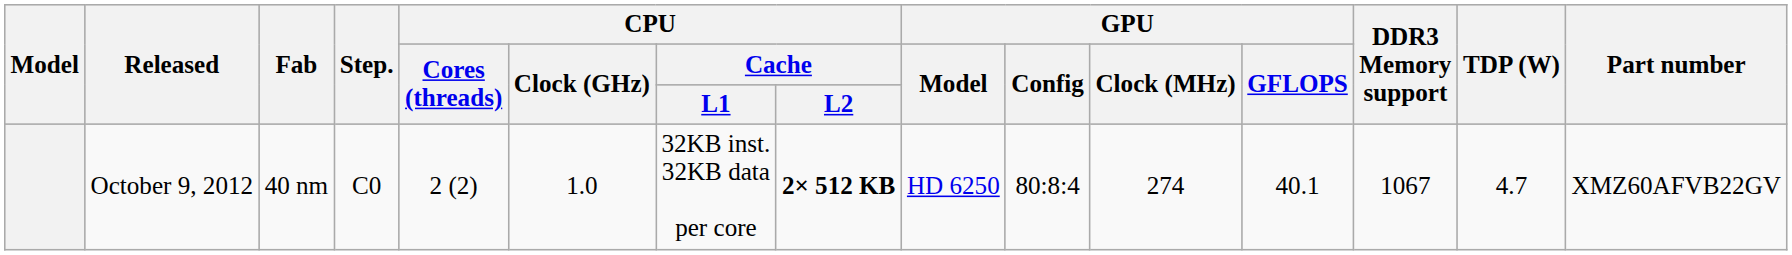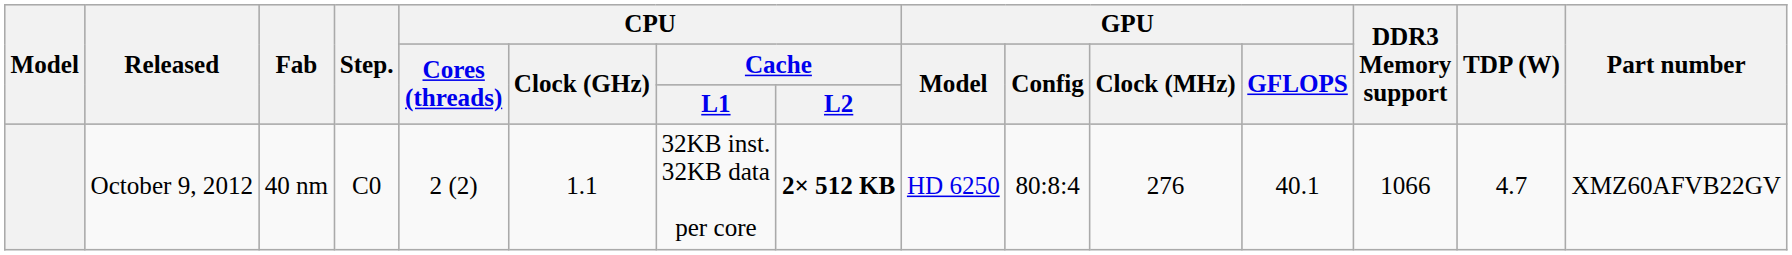(582, 186) 1.0 -> (582, 186) 1.1
(1166, 186) 274 -> (1166, 186) 276
(1405, 186) 1067 -> (1405, 186) 1066
